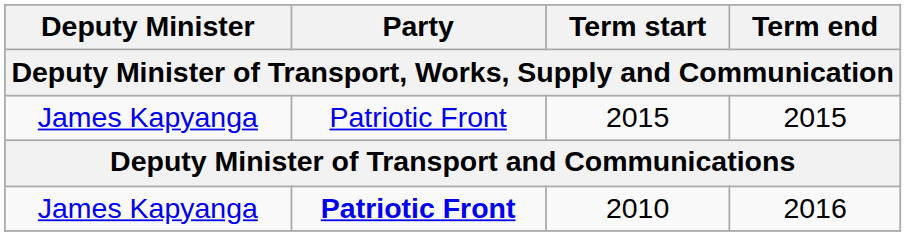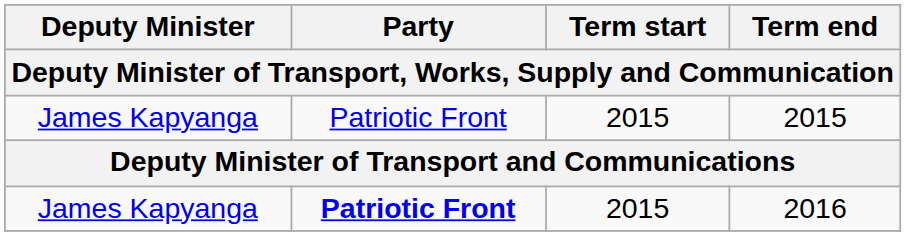(638, 207) 2010 -> (638, 207) 2015
